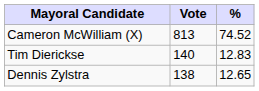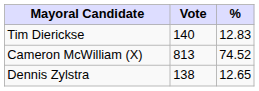rows swapped: (75, 34) <-> (46, 55)
